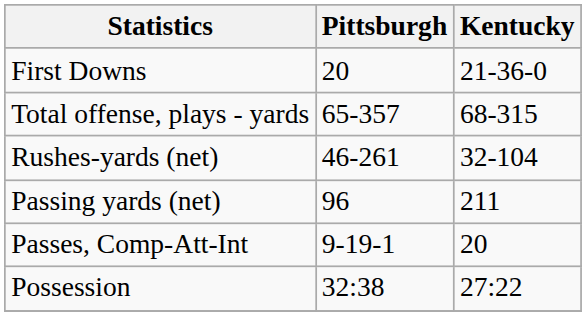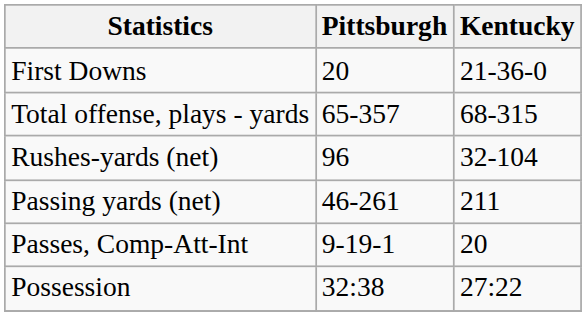(361, 157) 46-261 -> (336, 157) 96
(336, 200) 96 -> (361, 200) 46-261
